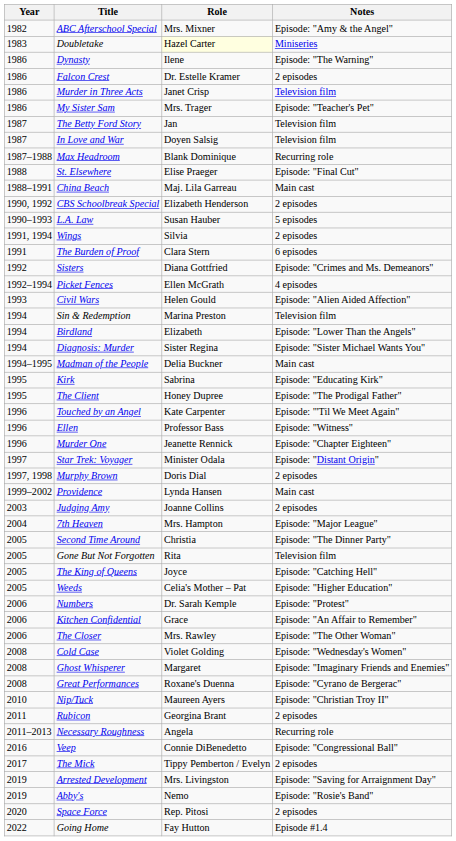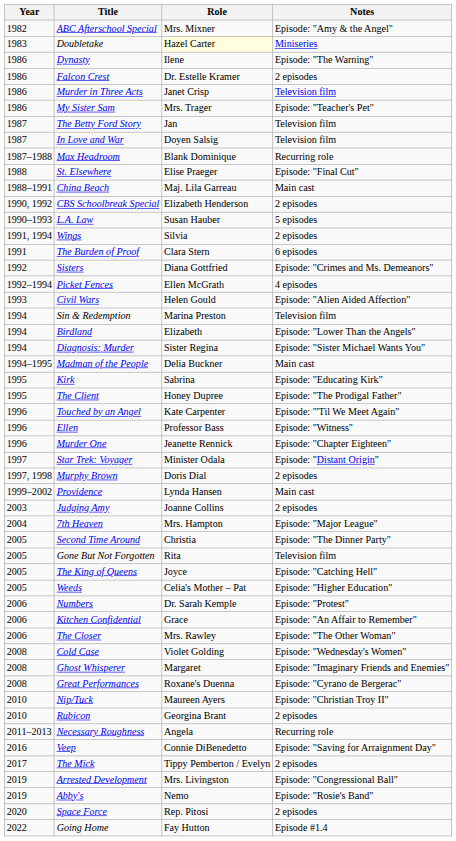(17, 715) 2011 -> (17, 715) 2010
(336, 747) Episode: "Congressional Ball" -> (355, 747) Episode: "Saving for Arraignment Day"
(355, 779) Episode: "Saving for Arraignment Day" -> (336, 779) Episode: "Congressional Ball"
